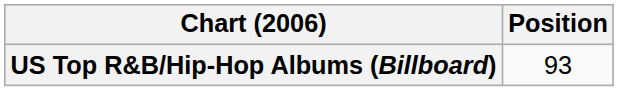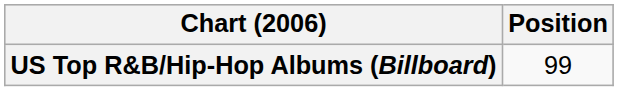(558, 64) 93 -> (558, 64) 99
